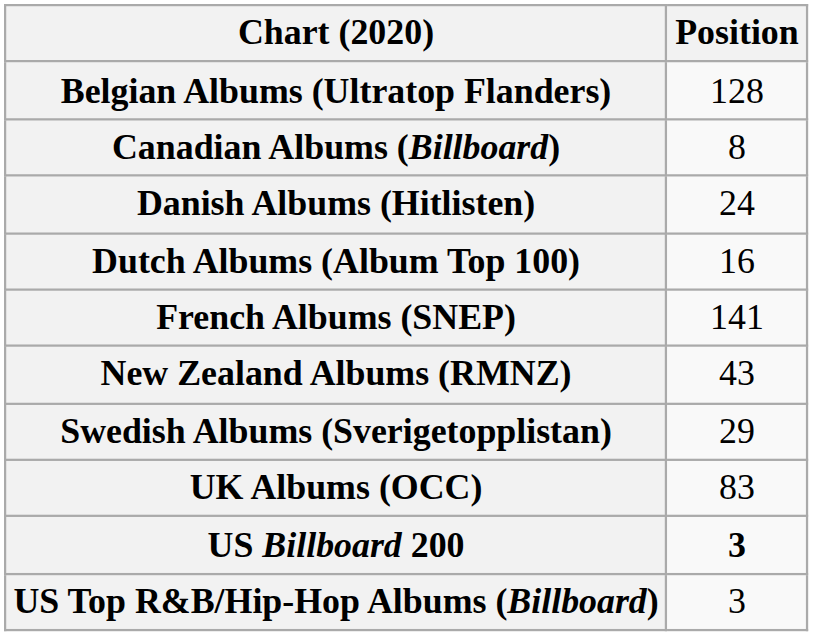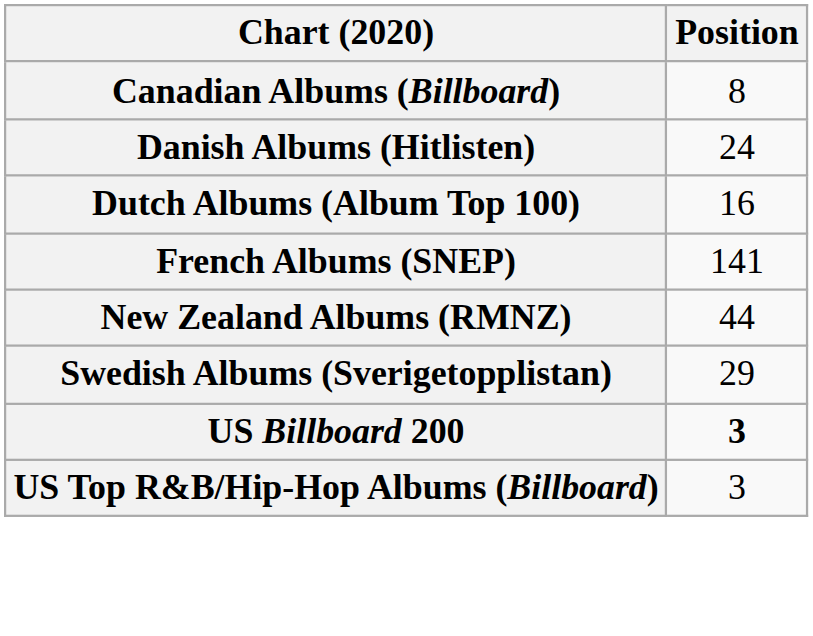- row: (336, 89)
(737, 373) 43 -> (737, 317) 44
- row: (336, 487)
